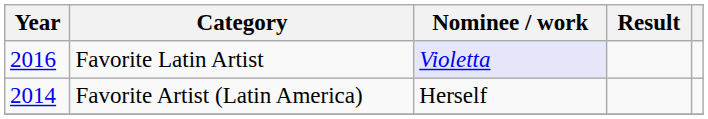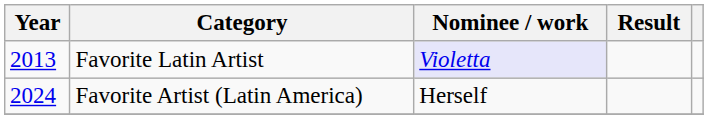(33, 59) 2016 -> (33, 59) 2013
(33, 95) 2014 -> (33, 95) 2024
